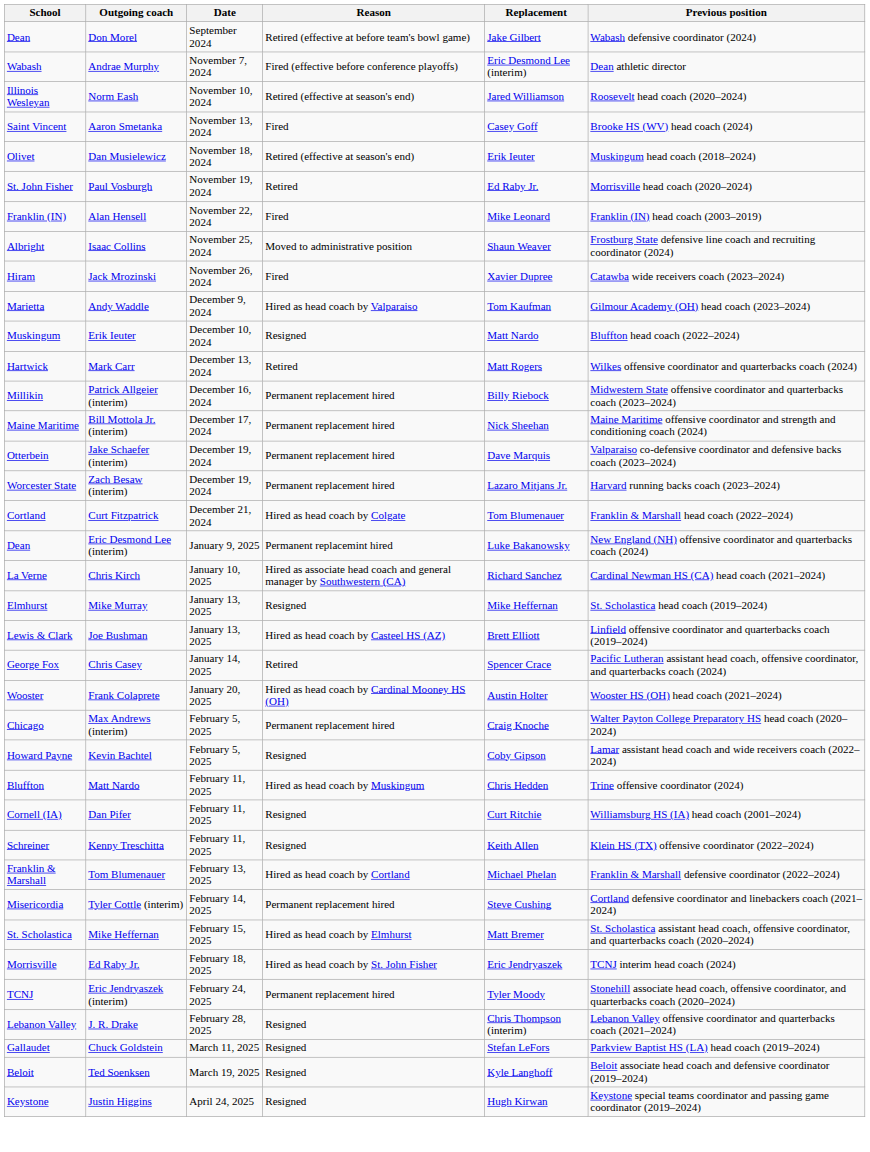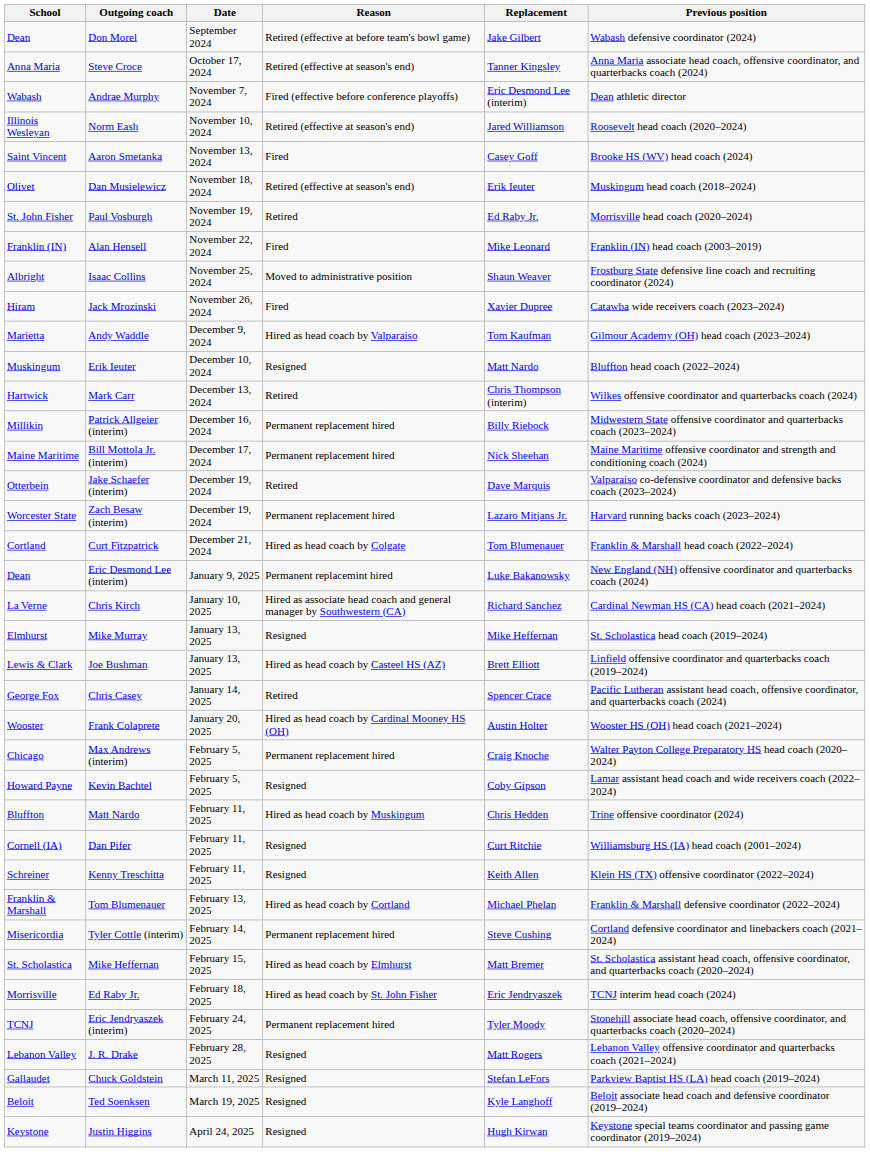+ row: (115, 66)
(515, 366) Matt Rogers -> (524, 396) Chris Thompson (interim)
(330, 455) Permanent replacement hired -> (282, 485) Retired
(524, 1024) Chris Thompson (interim) -> (515, 1054) Matt Rogers
